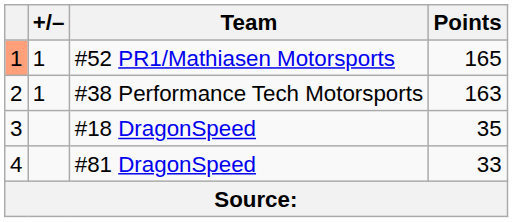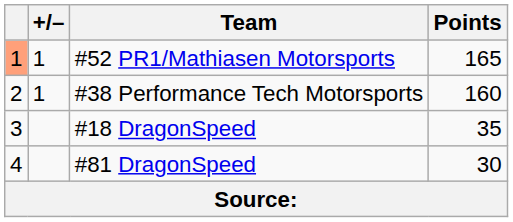(483, 93) 163 -> (483, 93) 160
(489, 164) 33 -> (489, 164) 30
